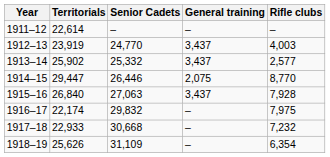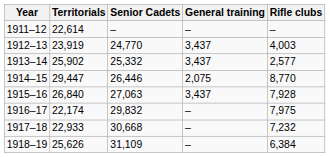(283, 144) 6,354 -> (283, 144) 6,384
